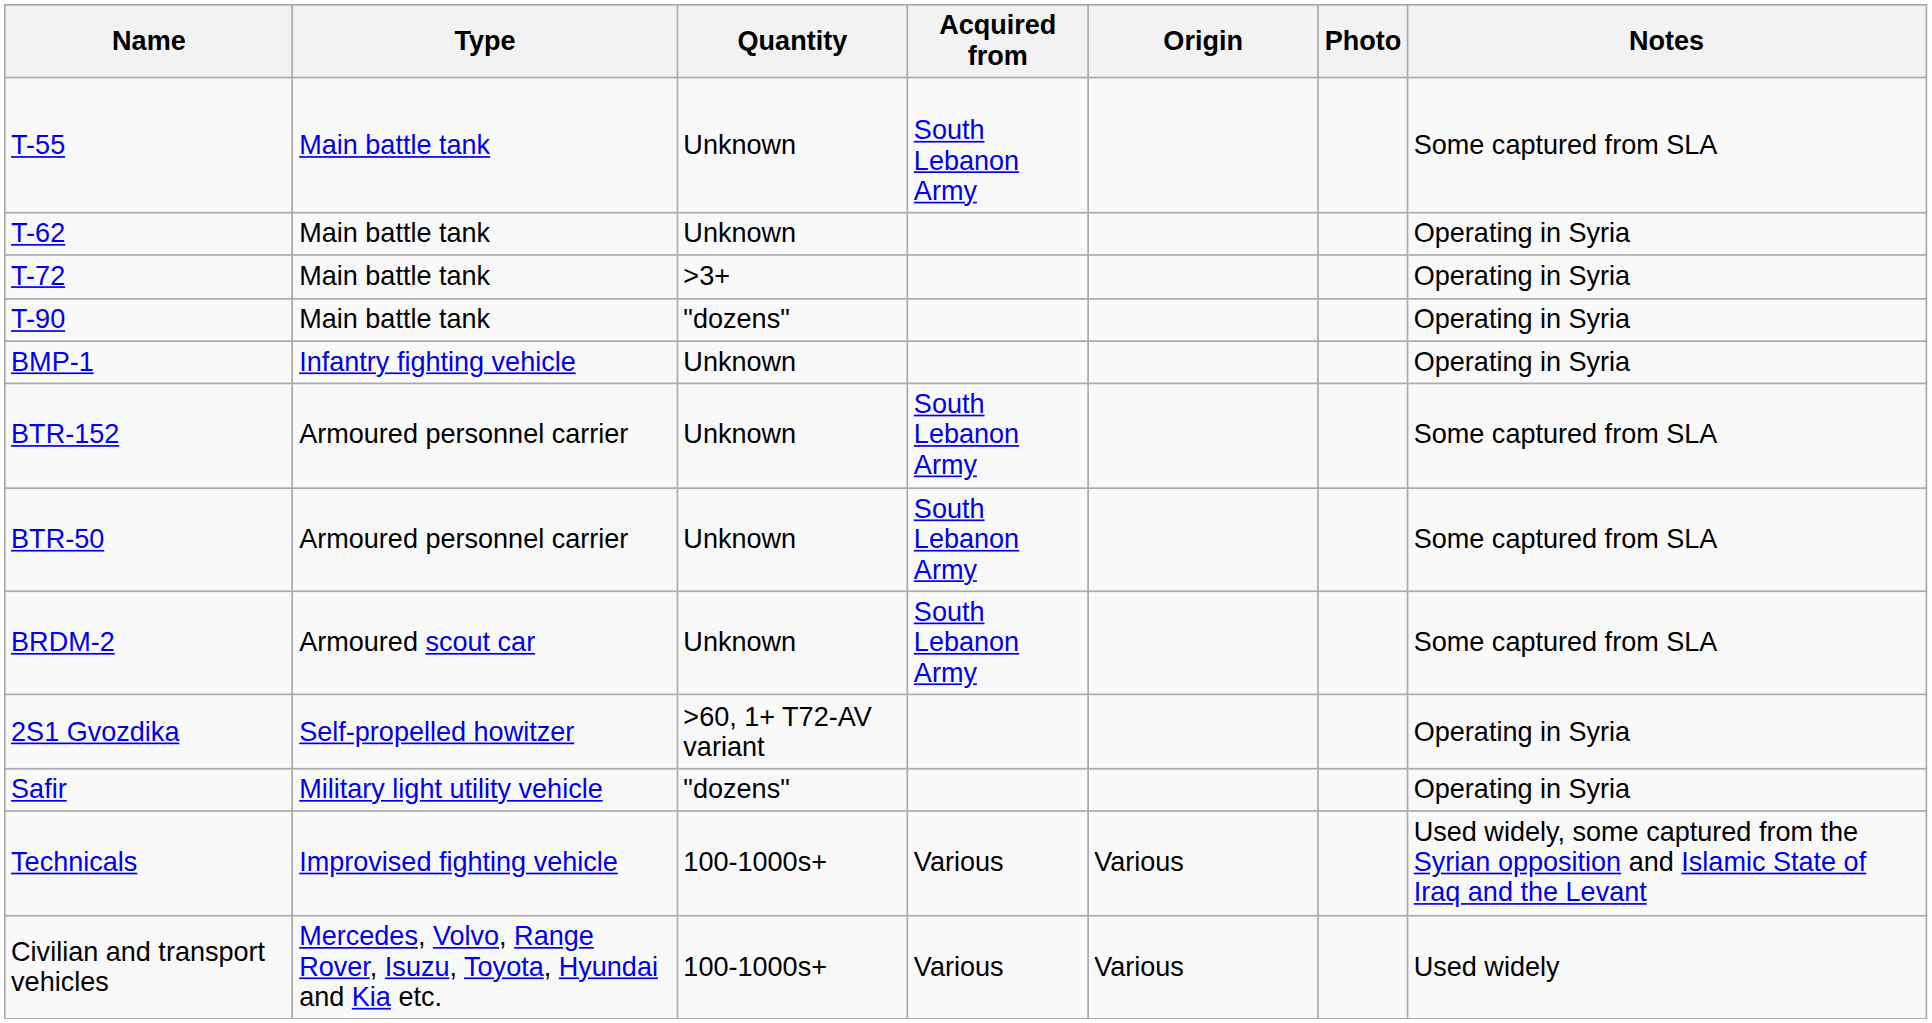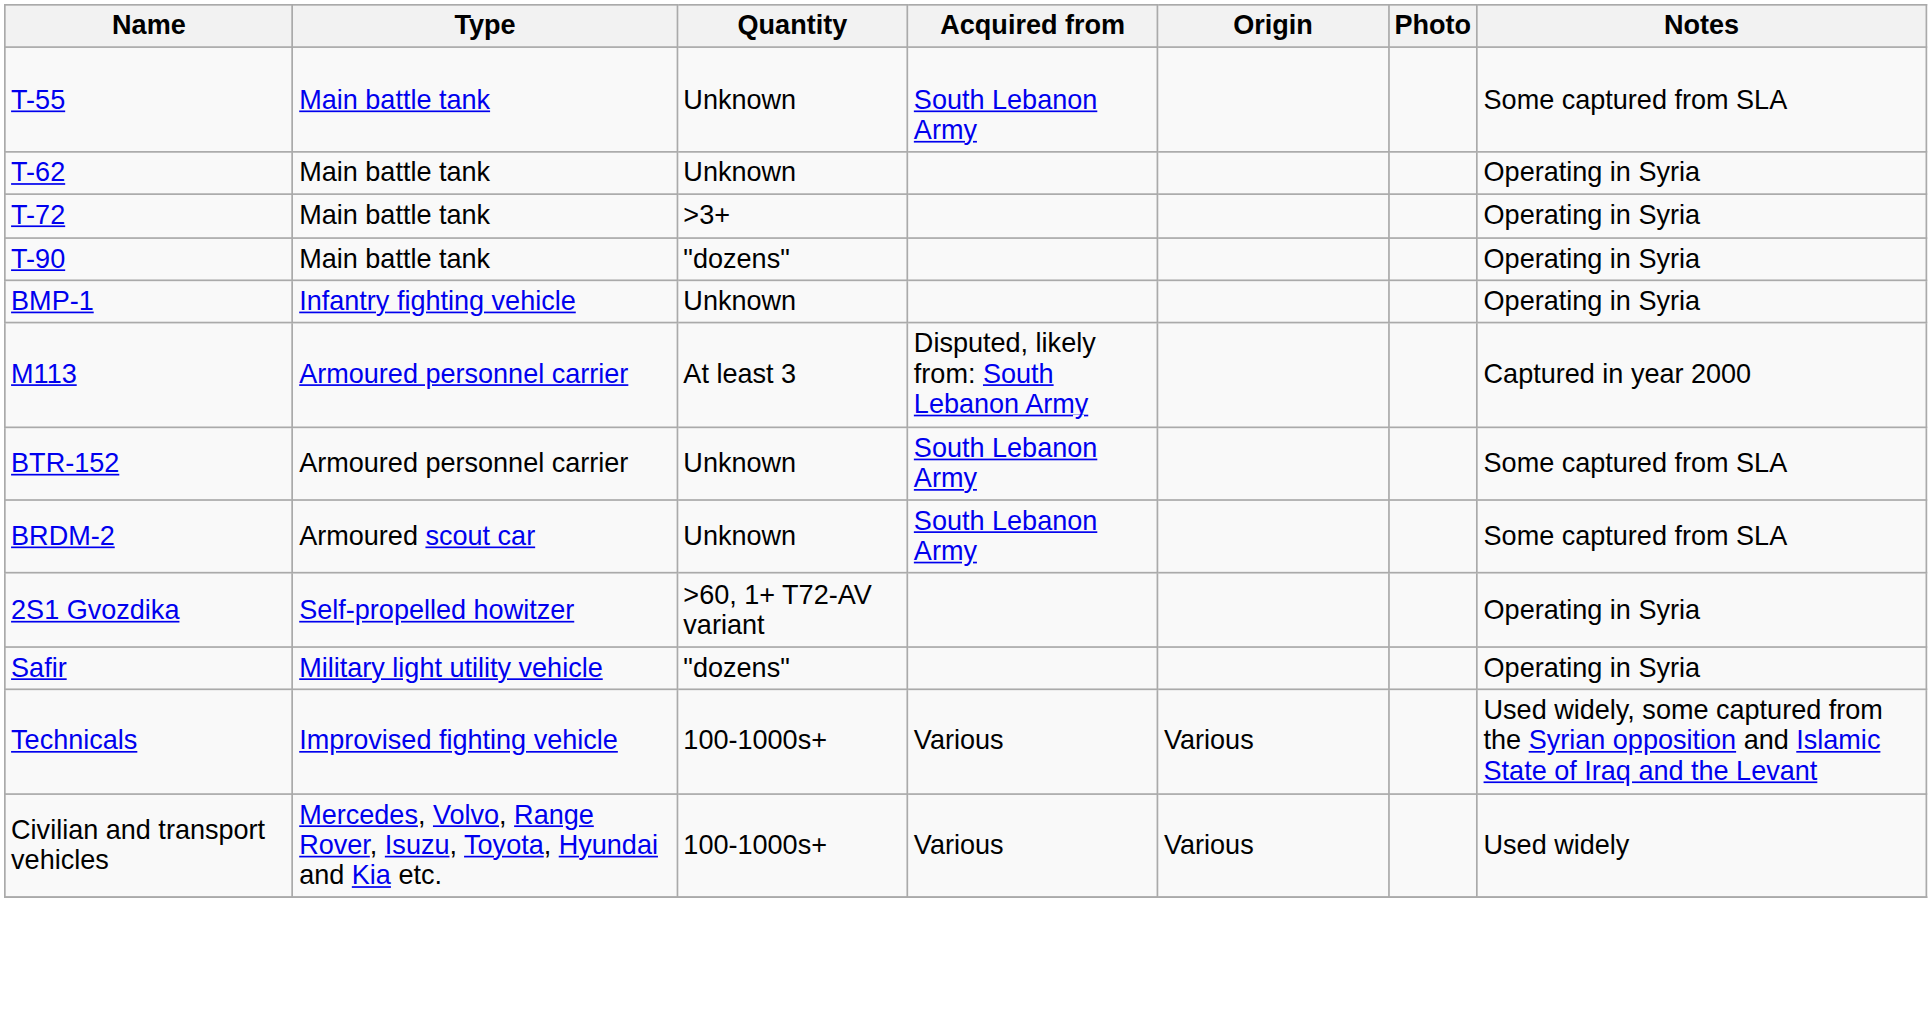+ row: (44, 374)
- row: (58, 539)
